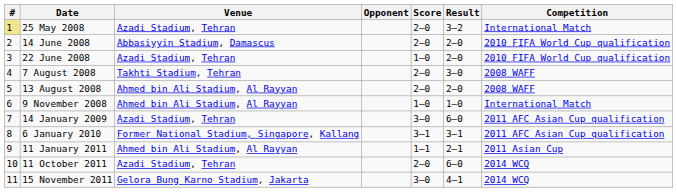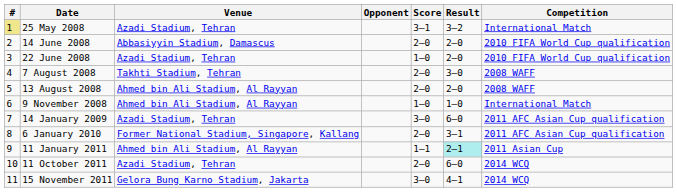(422, 27) 2–0 -> (422, 27) 3–1
(422, 134) 3–1 -> (422, 134) 2–0
(454, 149) no background -> (454, 149) paleturquoise background
